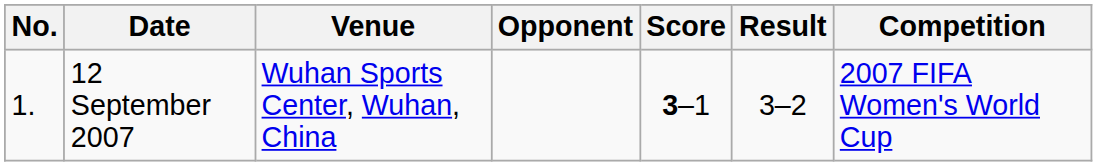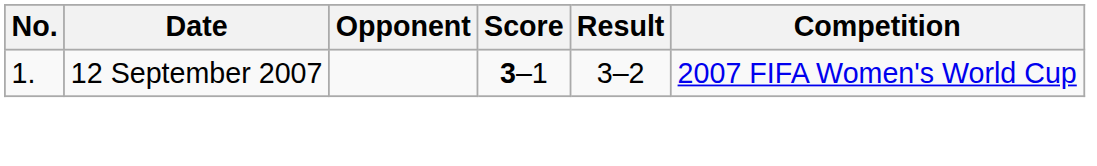- column: (373, 27)
